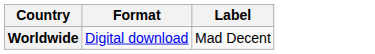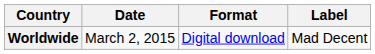+ column: (130, 15)
